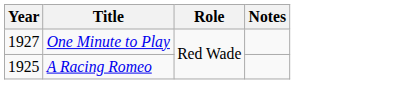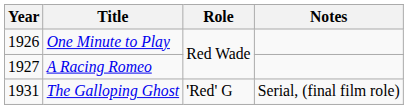(24, 41) 1927 -> (24, 41) 1926
(24, 66) 1925 -> (24, 66) 1927
+ row: (113, 91)
